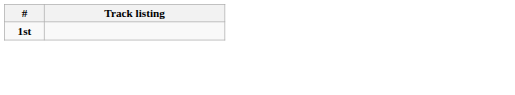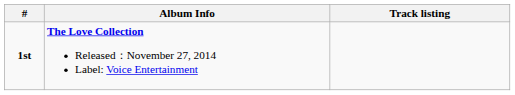+ column: (187, 13)
